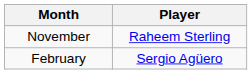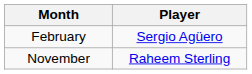rows swapped: (59, 36) <-> (59, 58)
